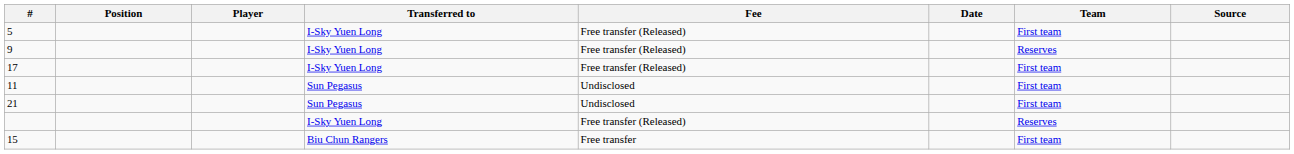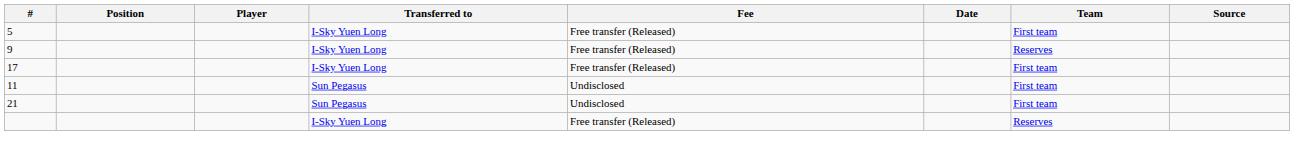- row: (12, 140)
